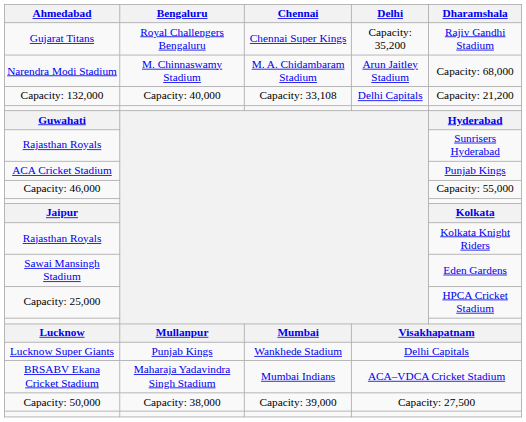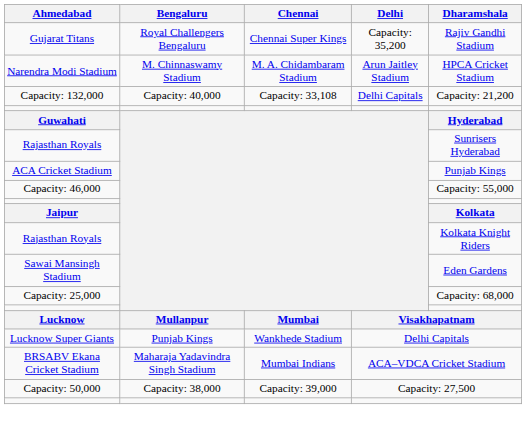(475, 70) Capacity: 68,000 -> (475, 70) HPCA Cricket Stadium
(475, 302) HPCA Cricket Stadium -> (475, 295) Capacity: 68,000
